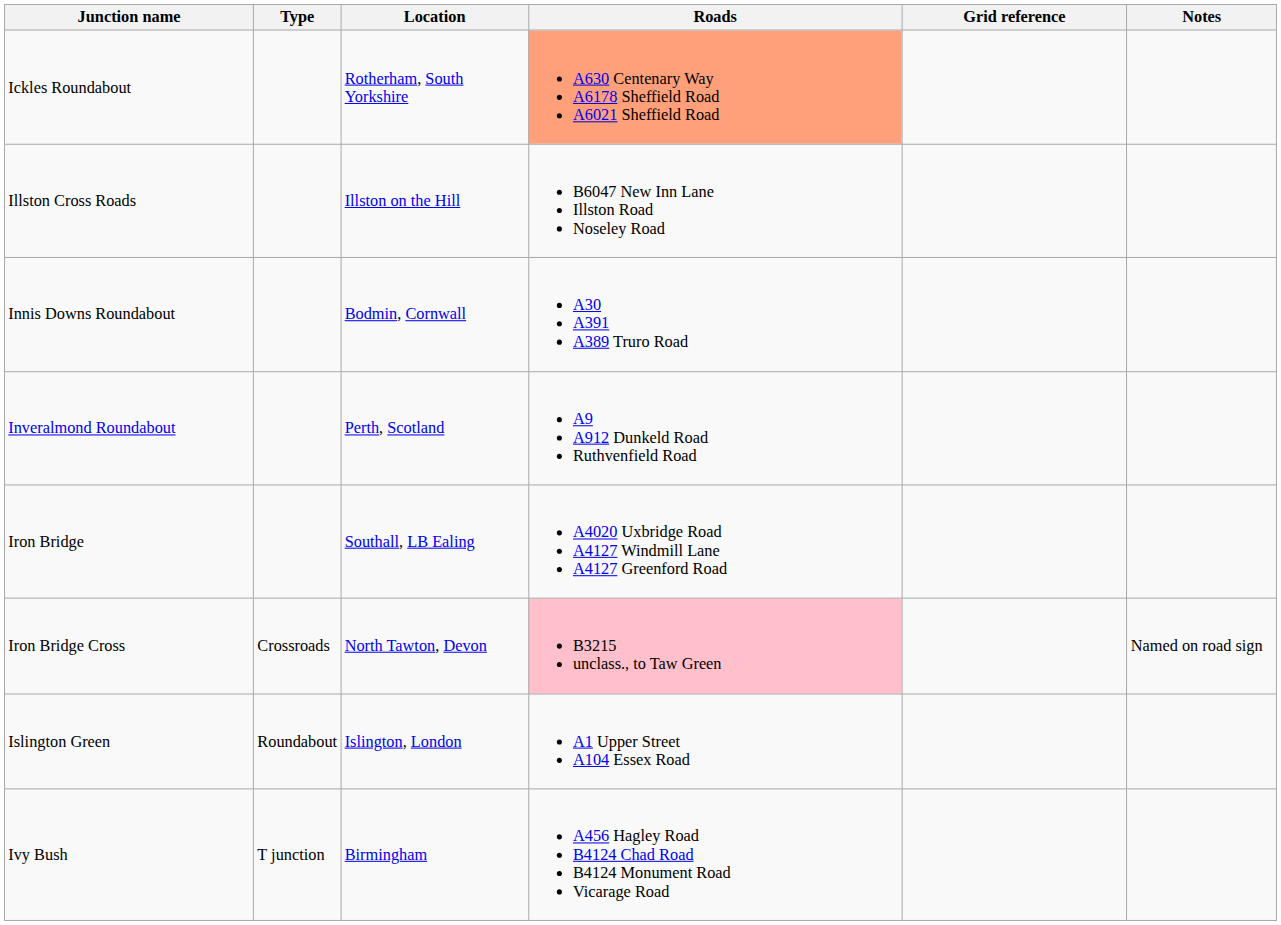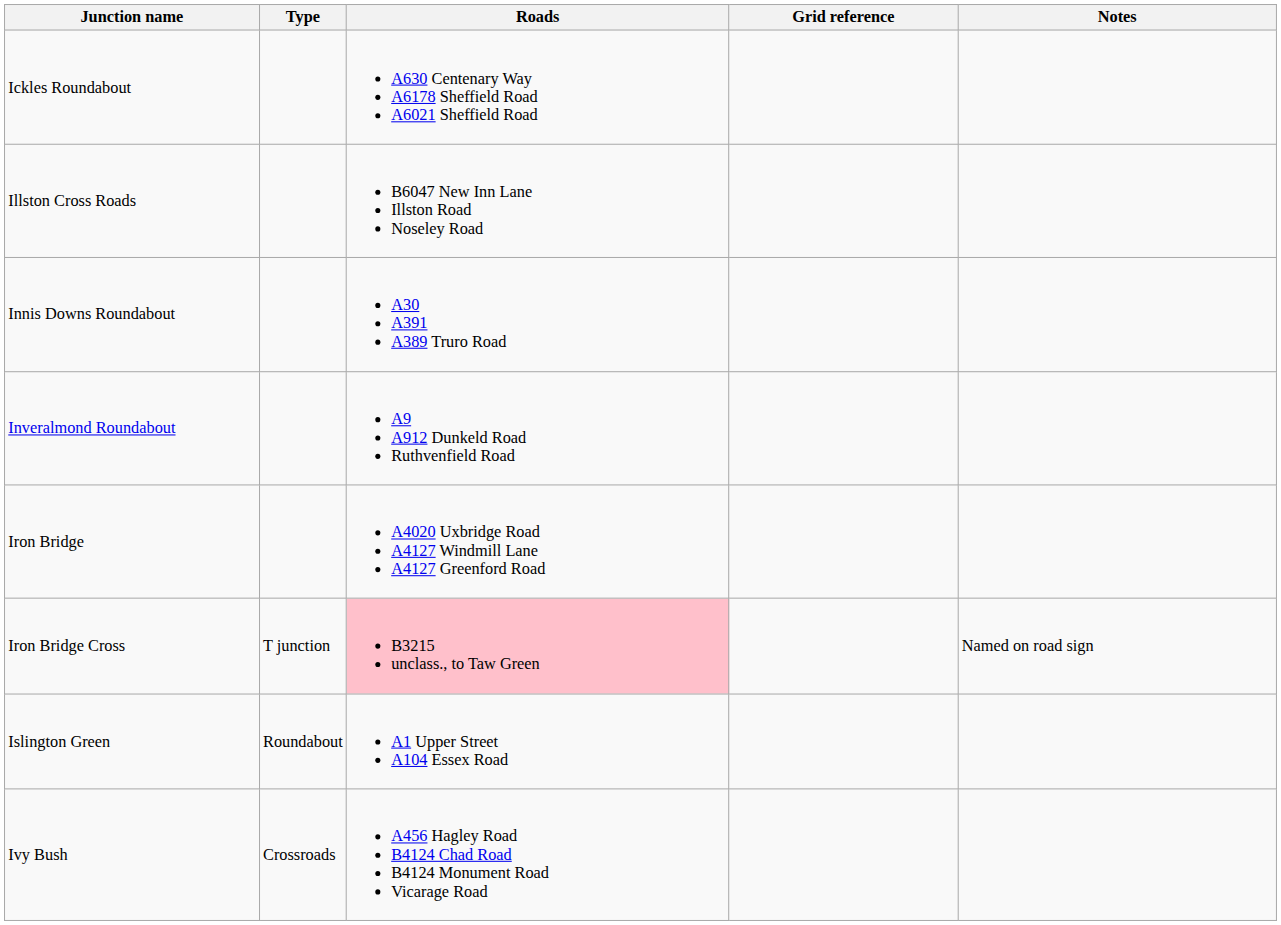- column: (435, 17)
(715, 96) lightsalmon background -> (538, 96) no background
(294, 646) Crossroads -> (297, 646) T junction
(291, 854) T junction -> (299, 854) Crossroads
